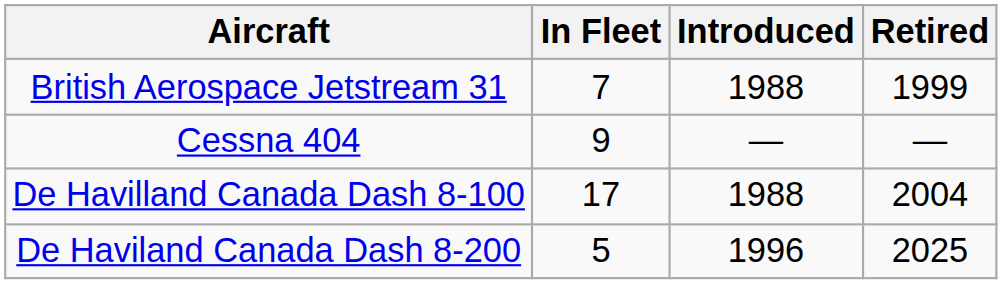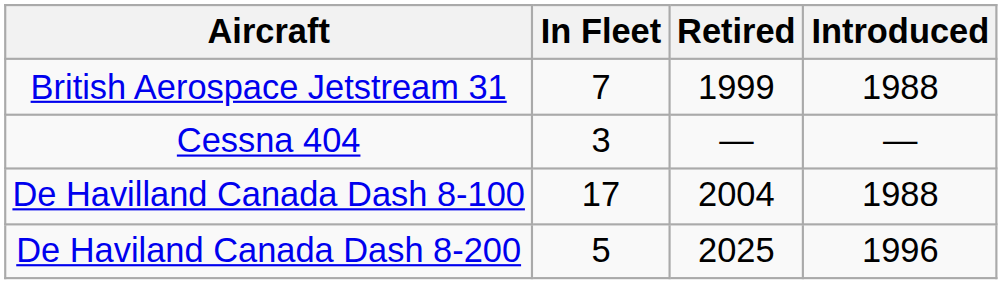columns swapped: (766, 31) <-> (930, 31)
(601, 140) 9 -> (601, 140) 3
